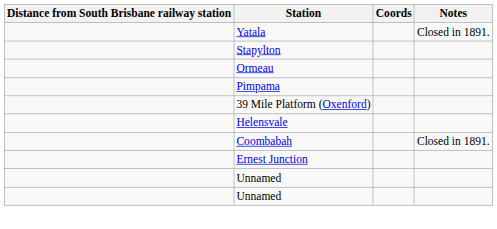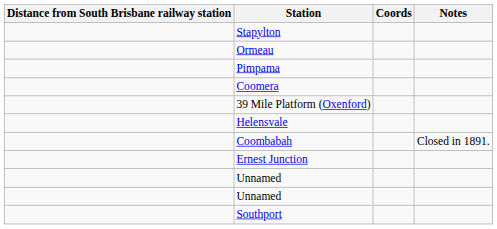- row: (251, 31)
+ row: (258, 86)
+ row: (259, 214)
